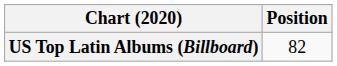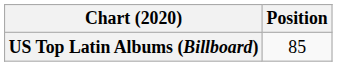(297, 46) 82 -> (297, 46) 85
